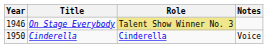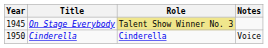(16, 24) 1946 -> (16, 24) 1945
